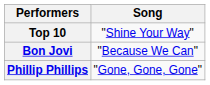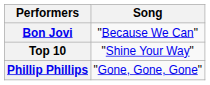rows swapped: (48, 32) <-> (48, 51)
